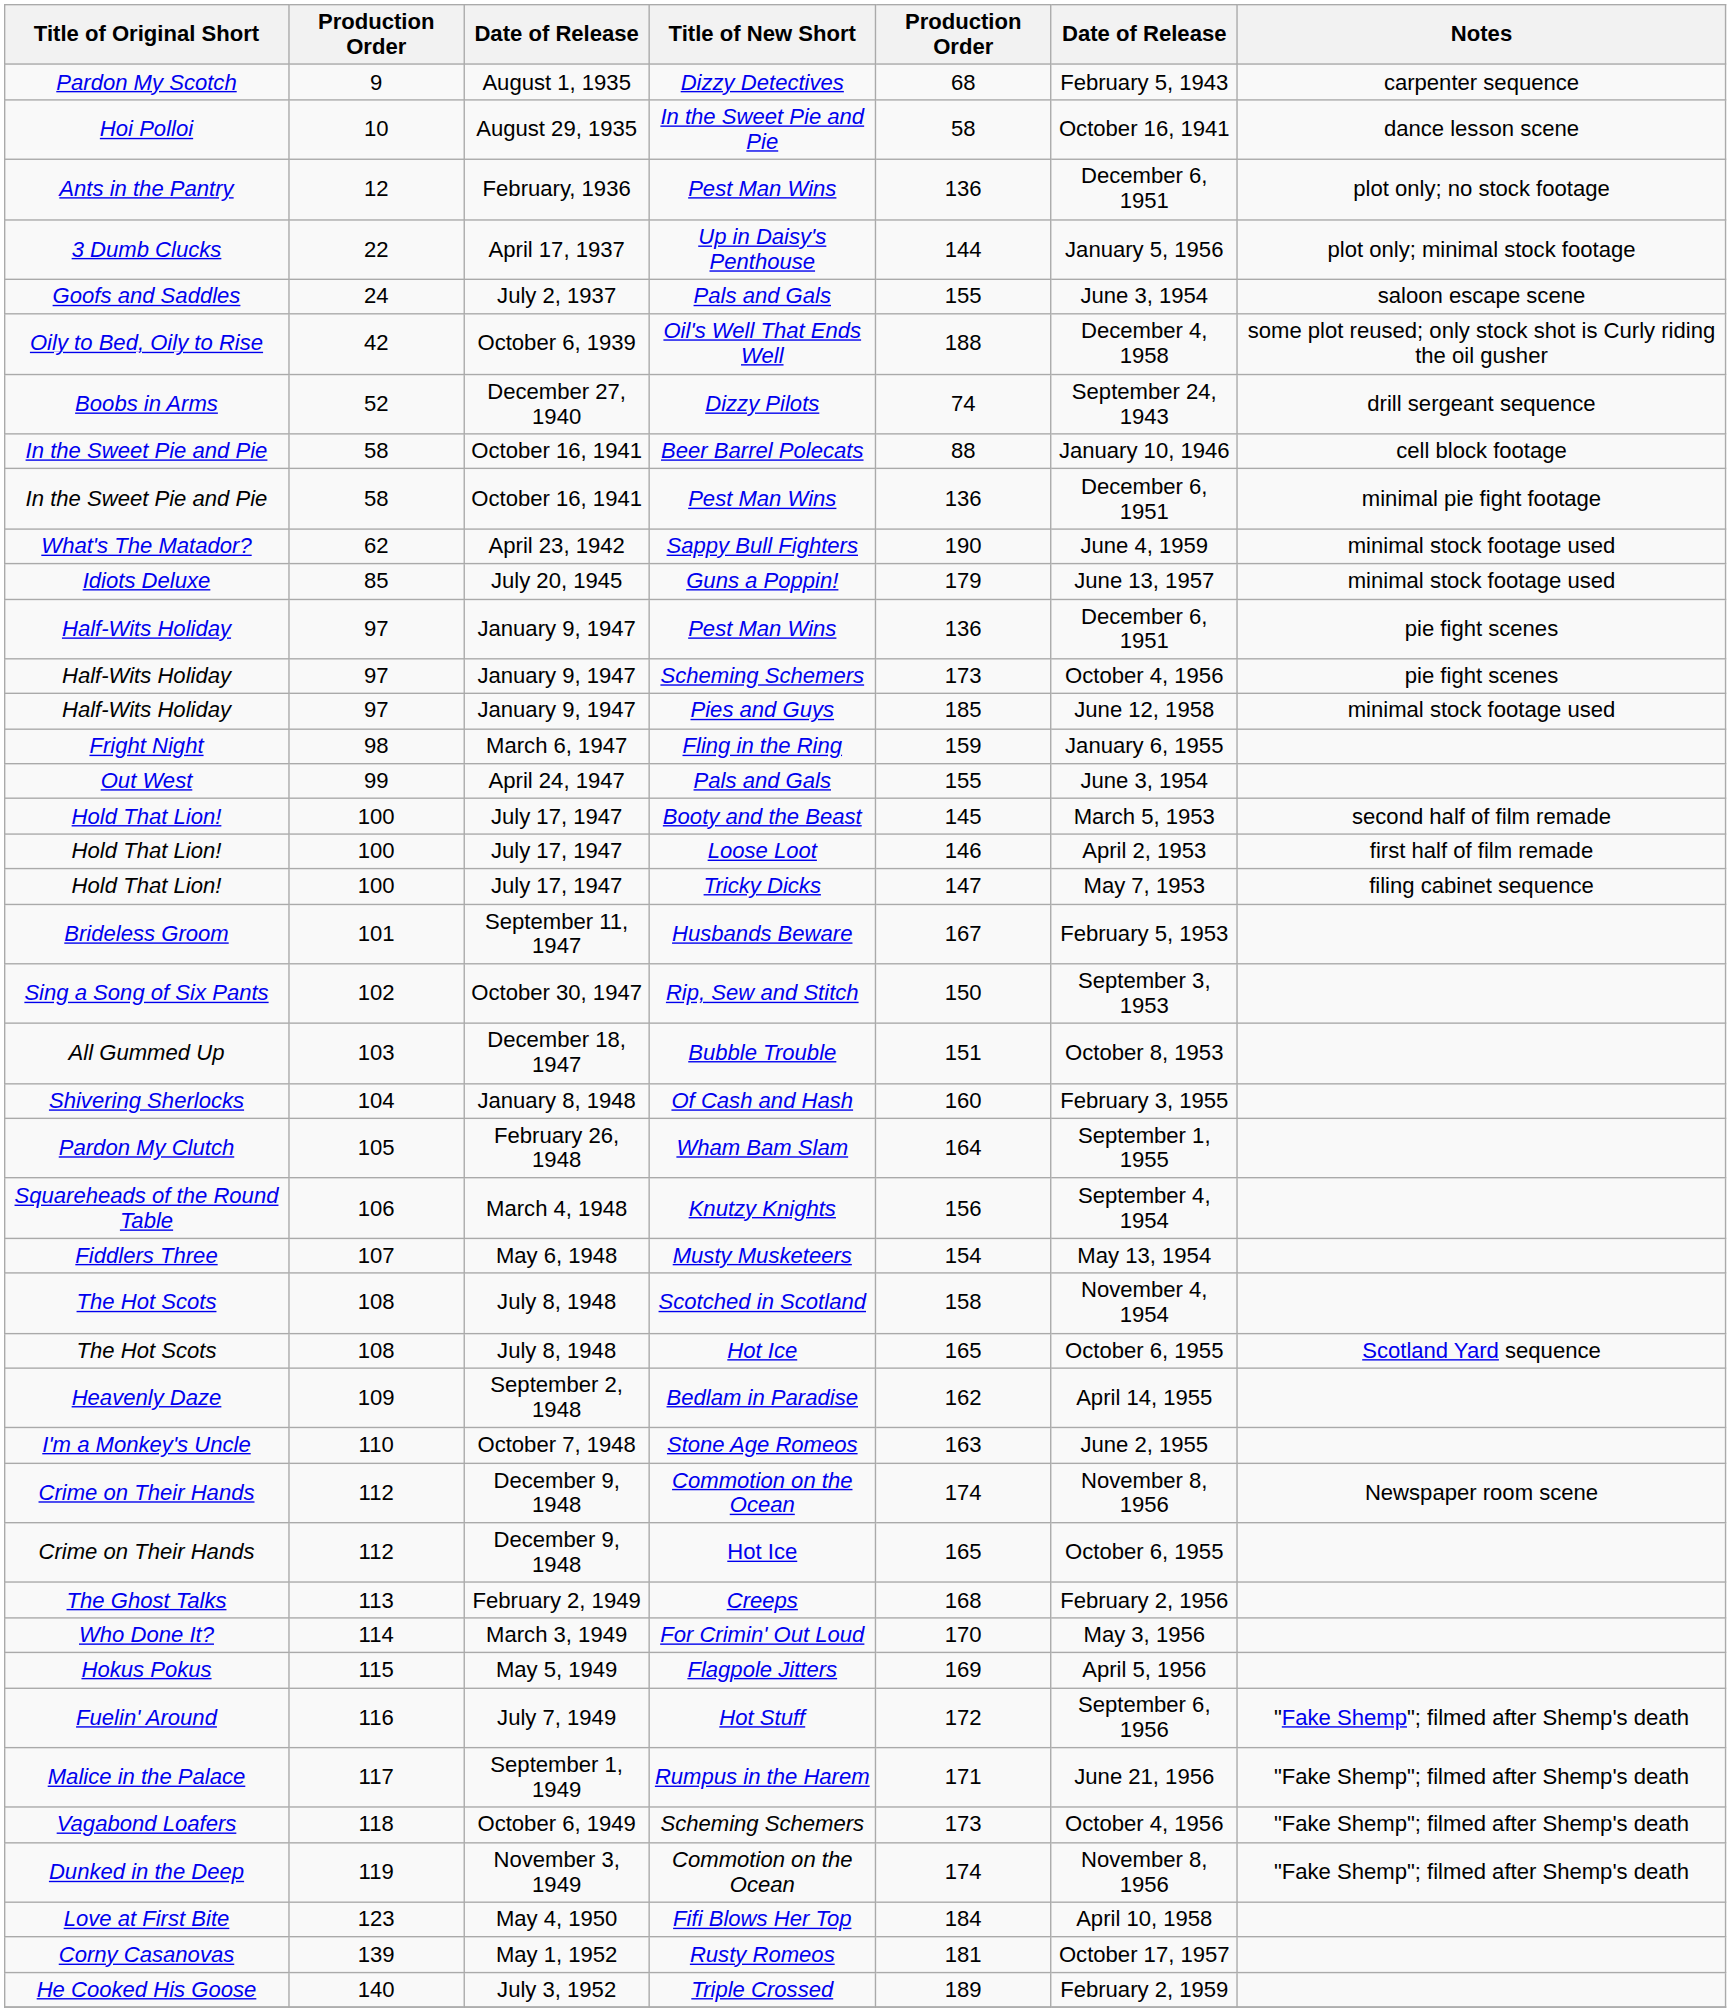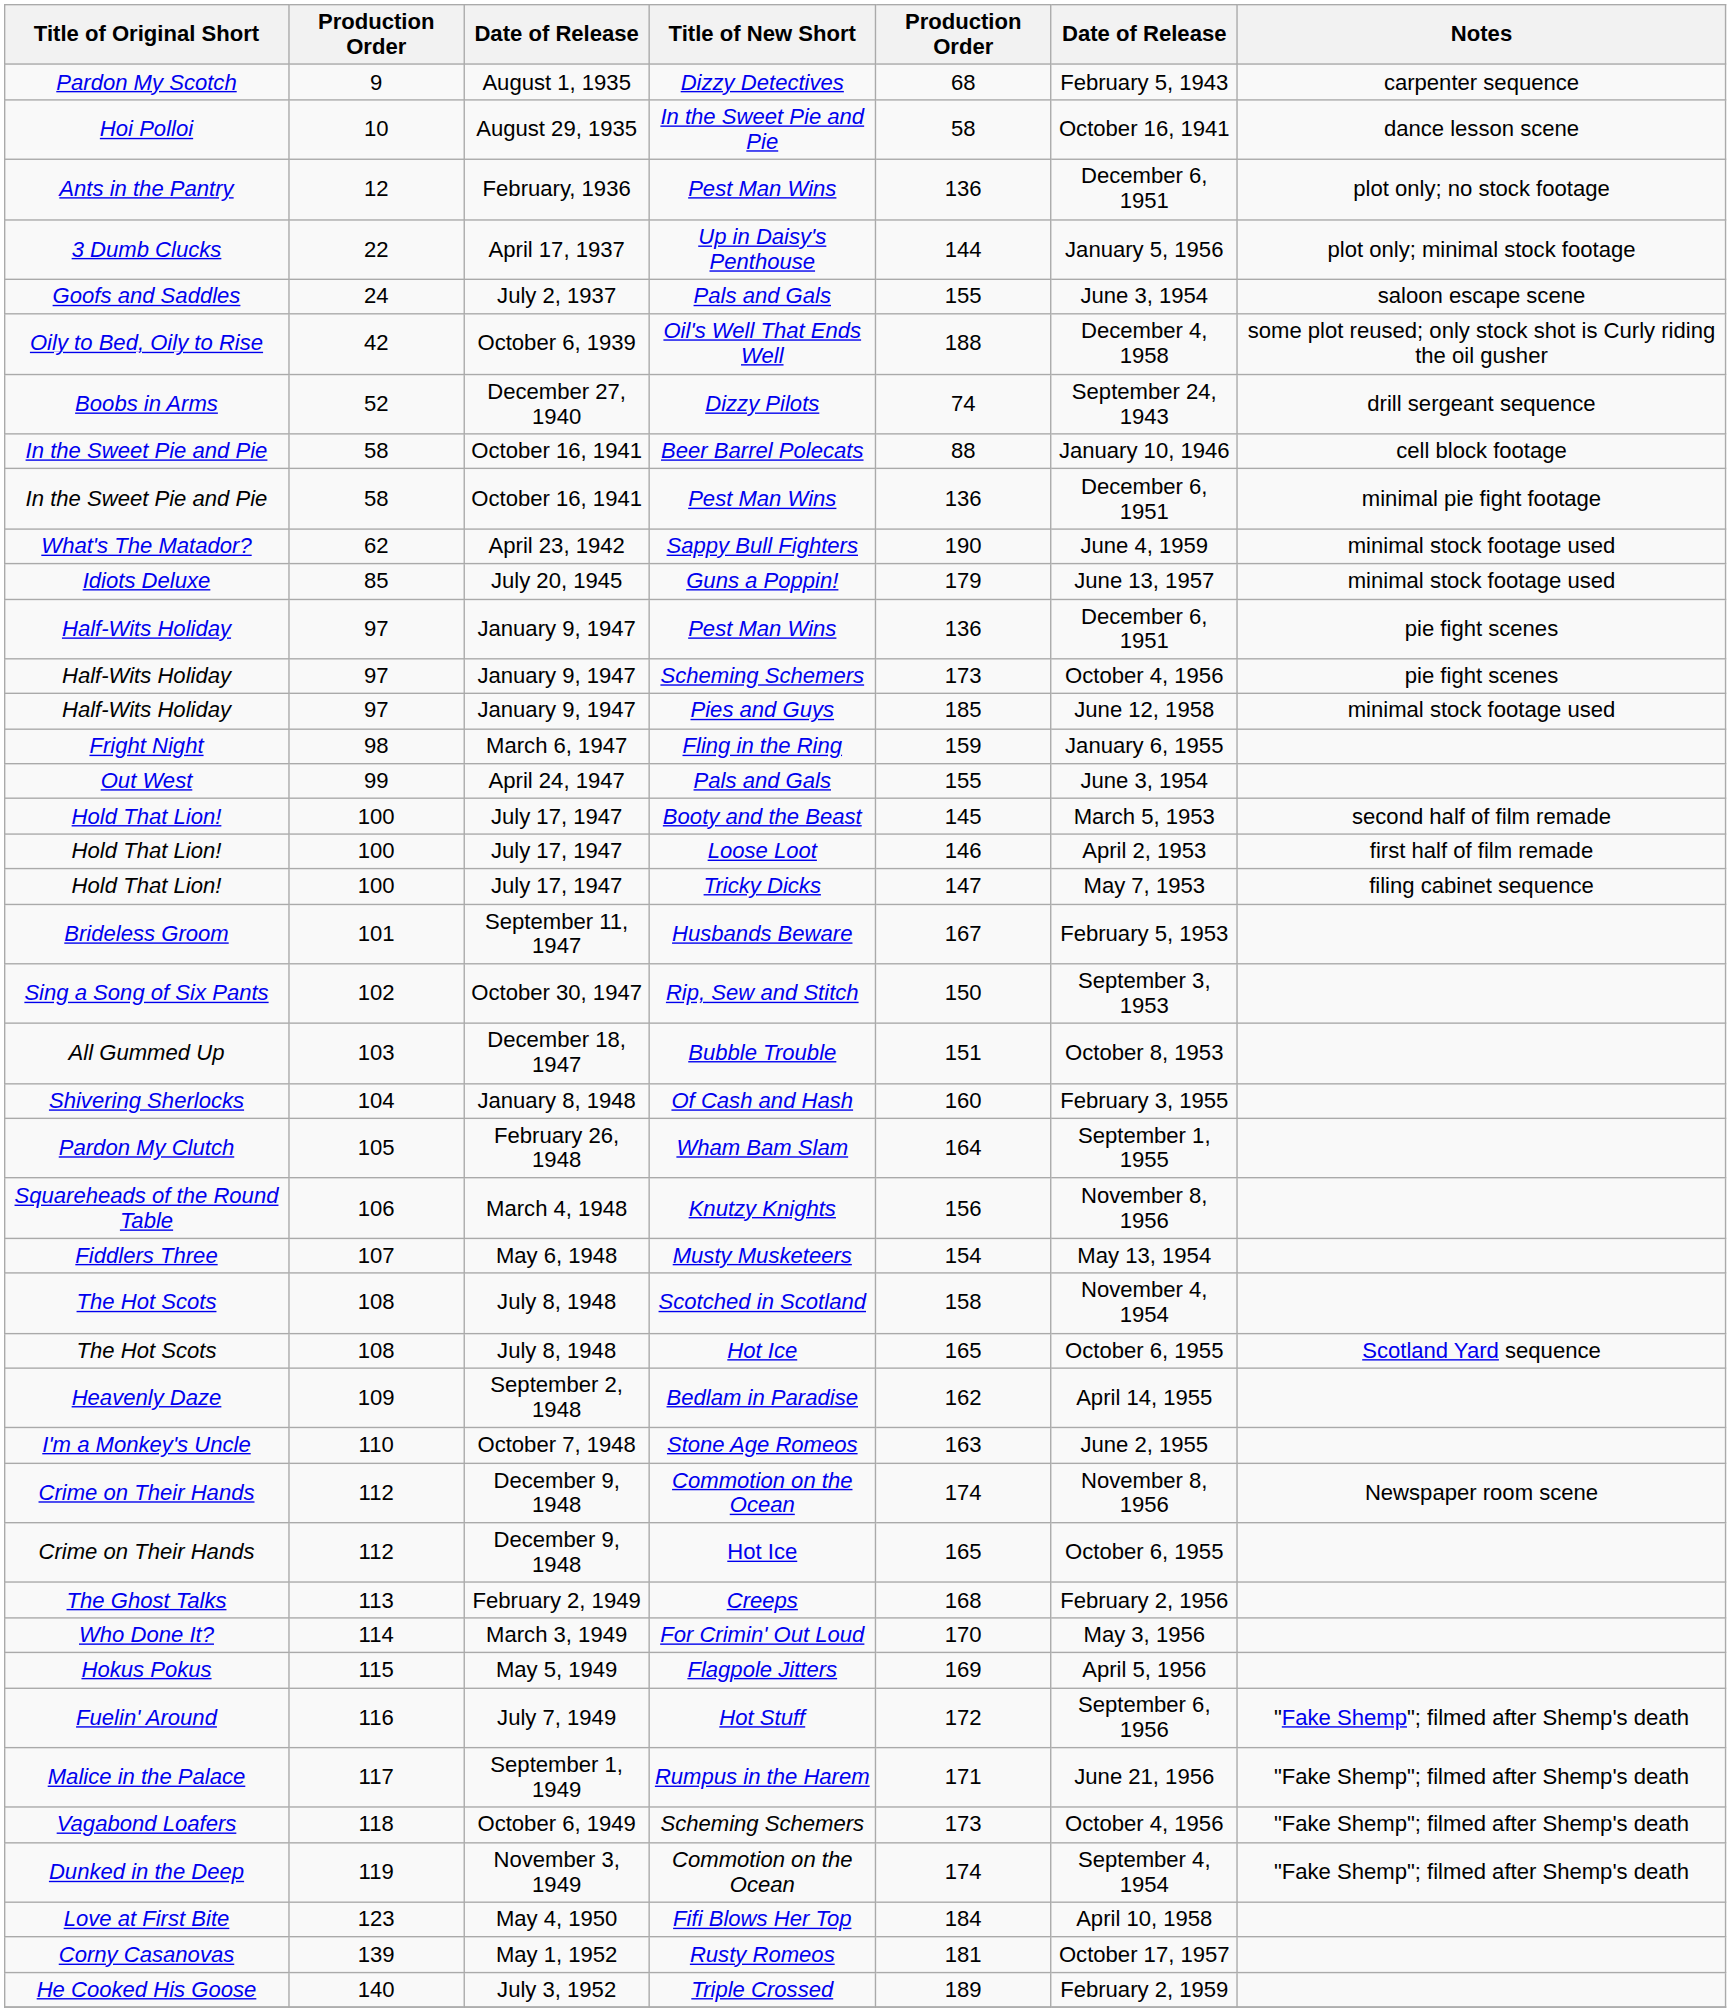(1144, 1207) September 4, 1954 -> (1144, 1207) November 8, 1956
(1144, 1872) November 8, 1956 -> (1144, 1872) September 4, 1954
